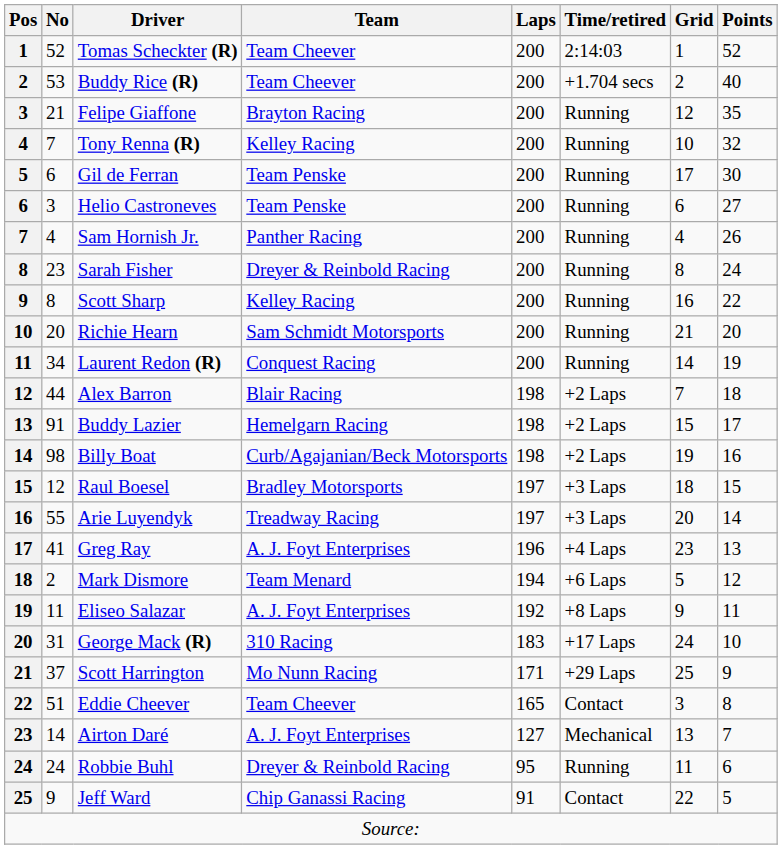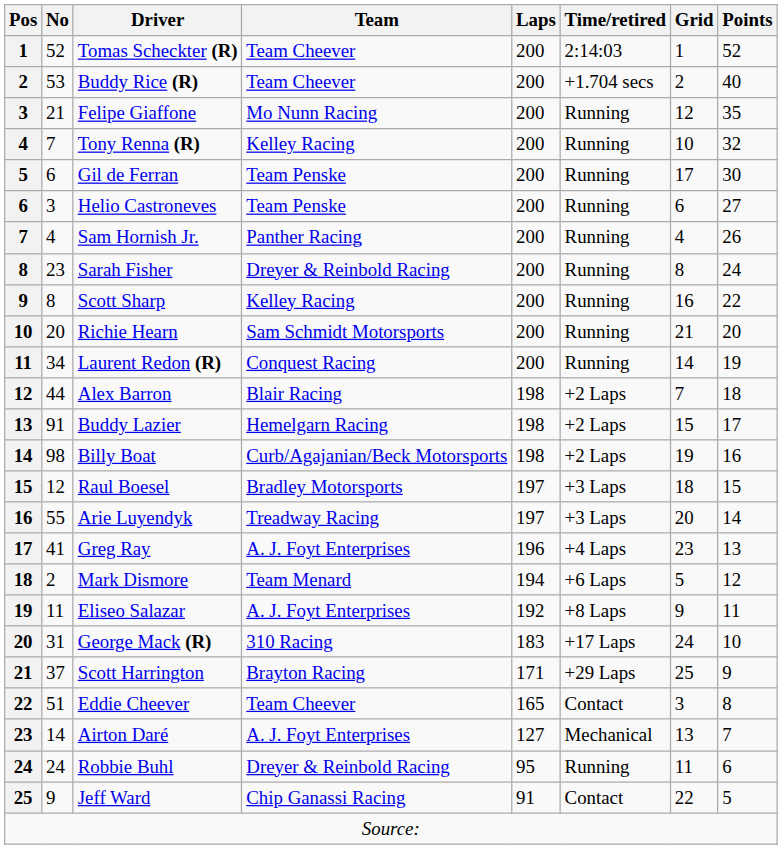(306, 113) Brayton Racing -> (312, 113) Mo Nunn Racing
(312, 672) Mo Nunn Racing -> (306, 672) Brayton Racing
